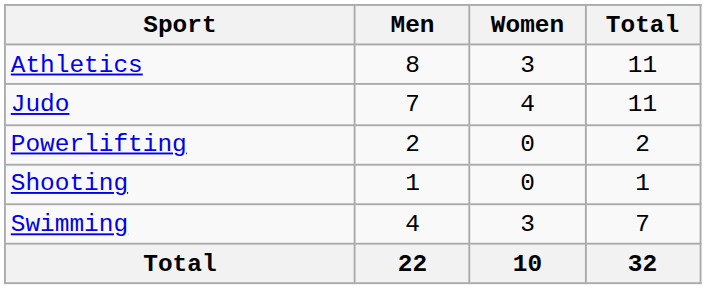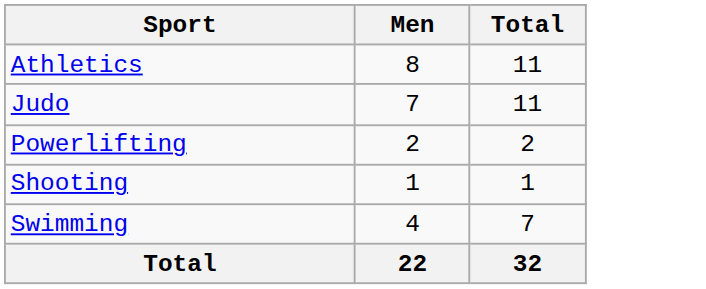- column: (528, 25)
